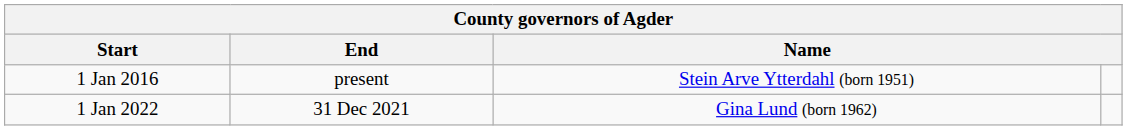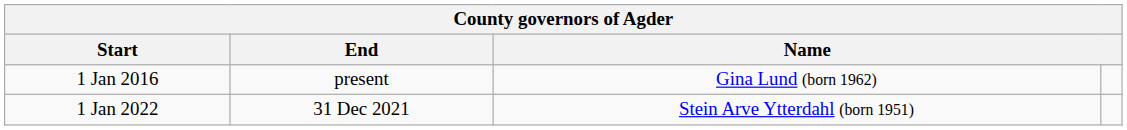(796, 79) Stein Arve Ytterdahl (born 1951) -> (796, 79) Gina Lund (born 1962)
(796, 109) Gina Lund (born 1962) -> (796, 109) Stein Arve Ytterdahl (born 1951)
